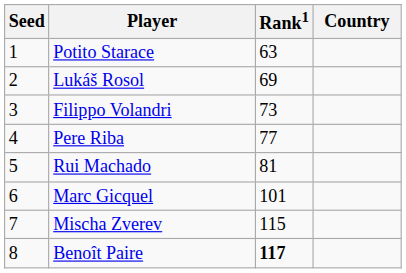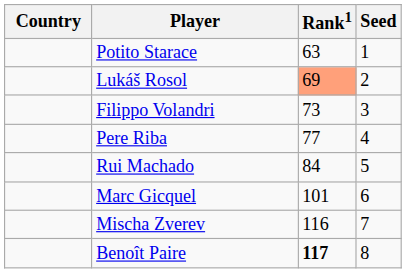columns swapped: (357, 21) <-> (27, 21)
(268, 81) no background -> (311, 81) lightsalmon background
(268, 167) 81 -> (311, 167) 84
(273, 224) 115 -> (315, 224) 116
